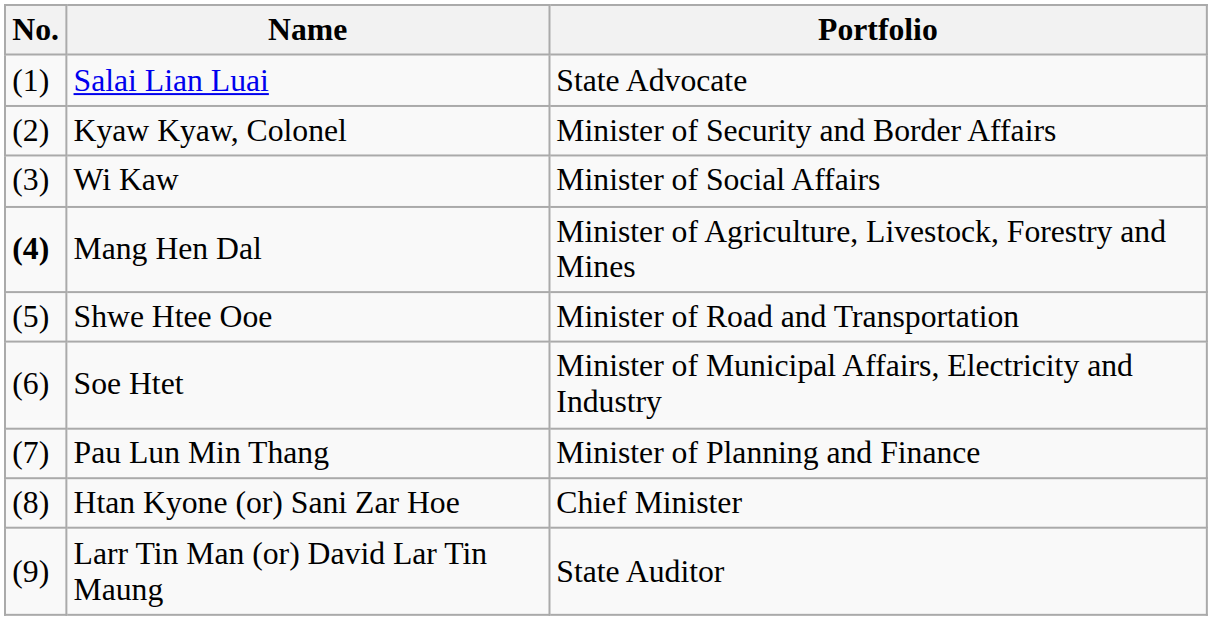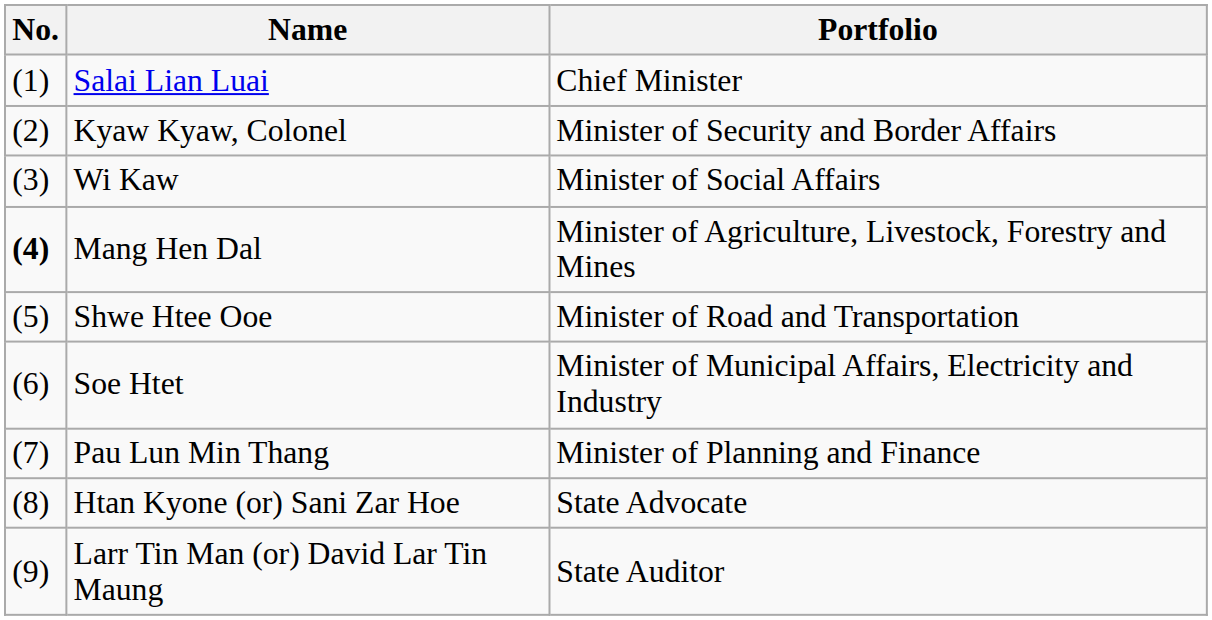(652, 79) State Advocate -> (649, 79) Chief Minister
(649, 502) Chief Minister -> (652, 502) State Advocate
